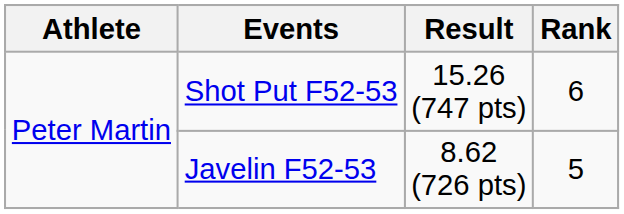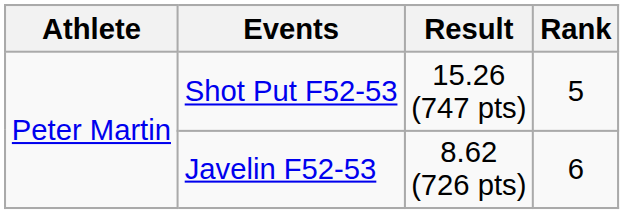(576, 91) 6 -> (576, 91) 5
(576, 170) 5 -> (576, 170) 6
